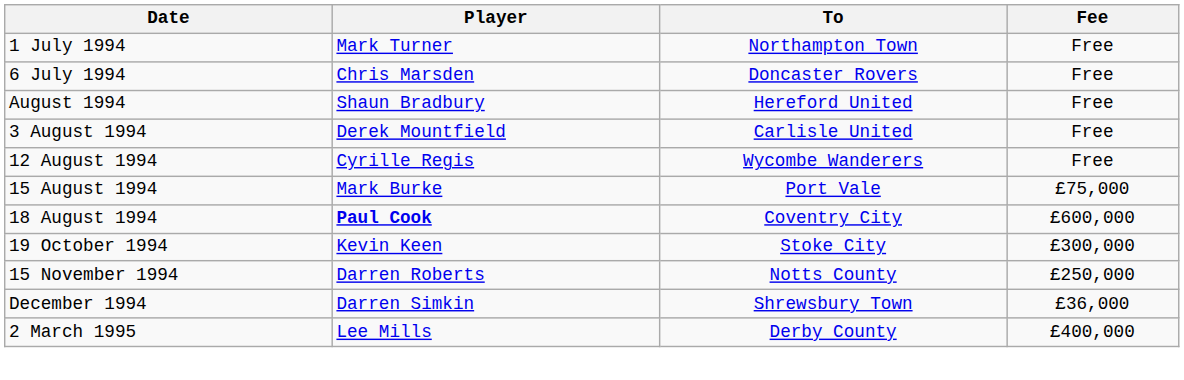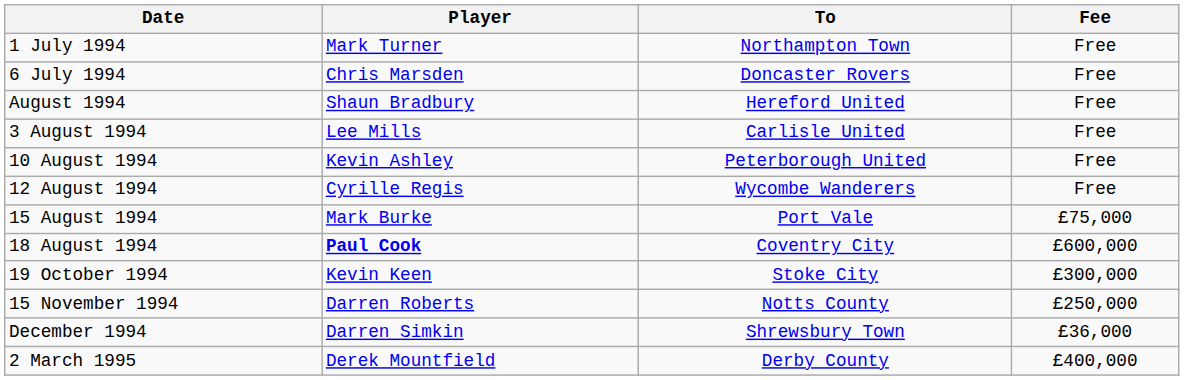(421, 133) Derek Mountfield -> (374, 133) Lee Mills
+ row: (83, 162)
(384, 333) Lee Mills -> (411, 361) Derek Mountfield
